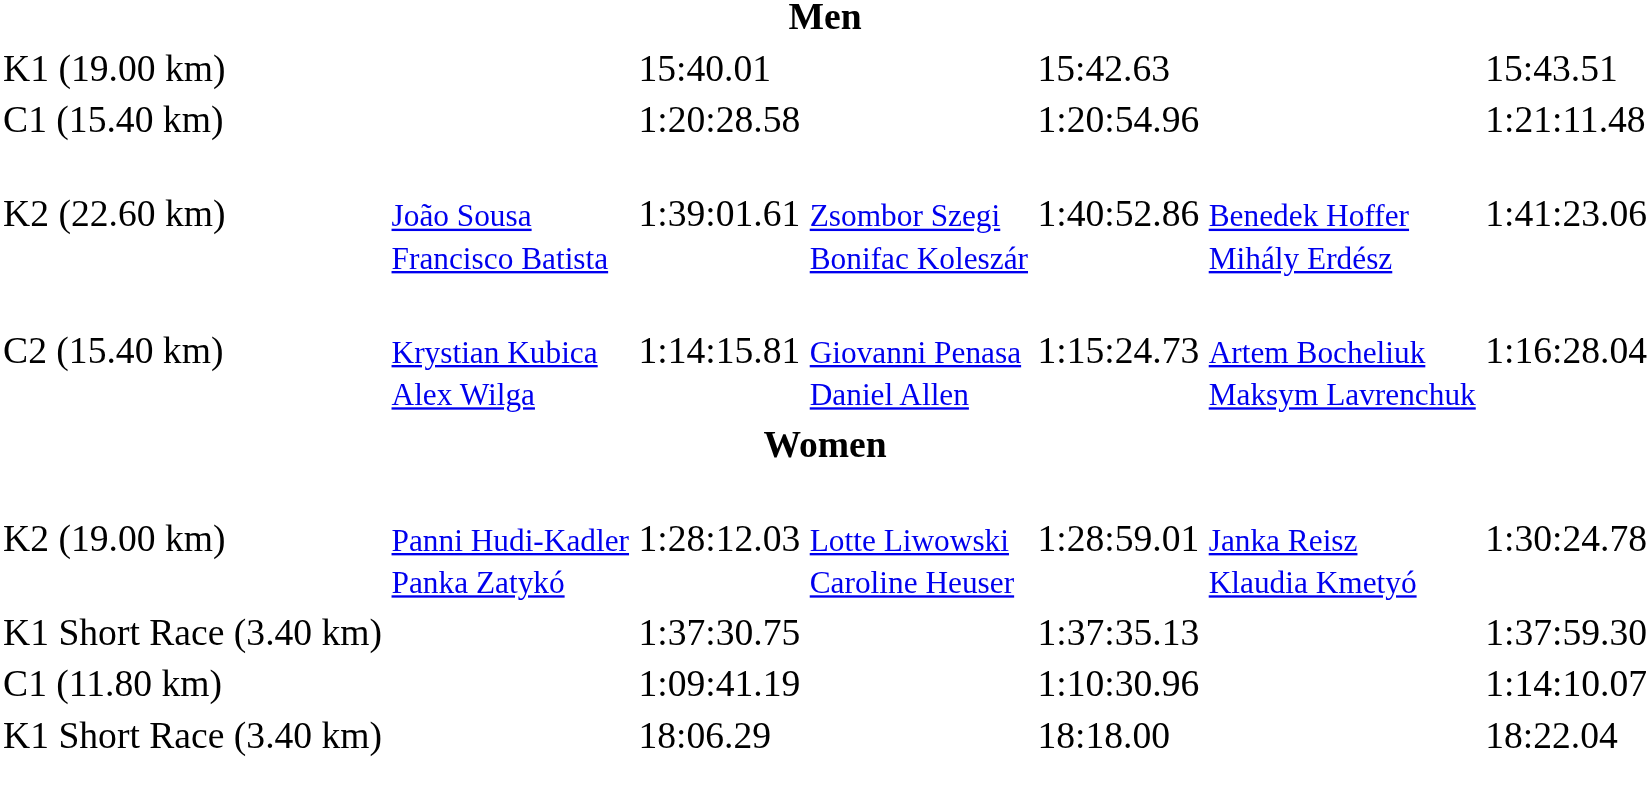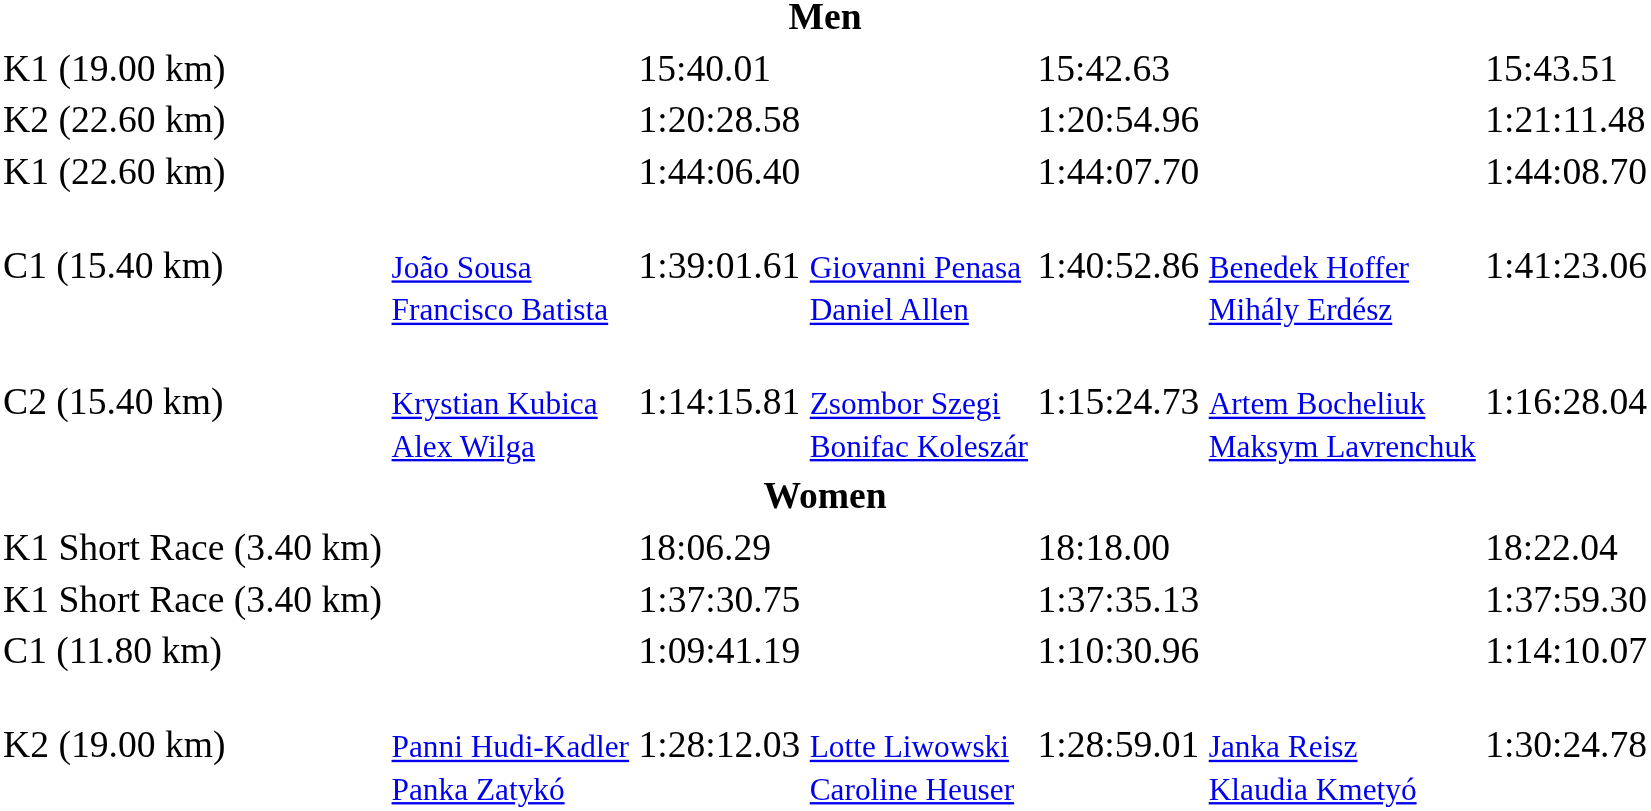(113, 119) C1 (15.40 km) -> (114, 119) K2 (22.60 km)
+ row: (719, 171)
(114, 213) K2 (22.60 km) -> (113, 265) C1 (15.40 km)
(919, 237) Zsombor Szegi Bonifac Koleszár -> (915, 289) Giovanni Penasa Daniel Allen
(915, 373) Giovanni Penasa Daniel Allen -> (919, 425) Zsombor Szegi Bonifac Koleszár
rows swapped: (705, 735) <-> (719, 538)
